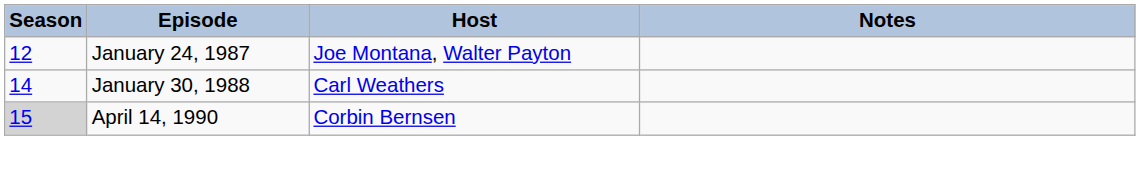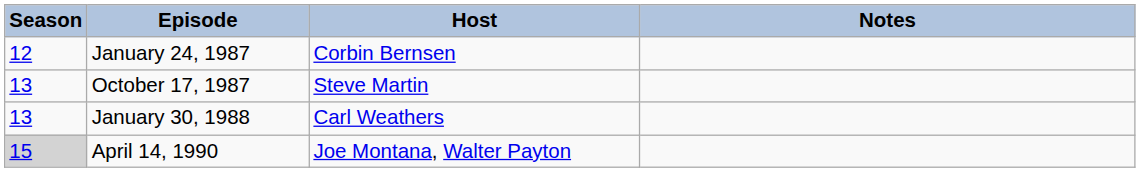(442, 53) Joe Montana, Walter Payton -> (385, 53) Corbin Bernsen
+ row: (171, 85)
(21, 85) 14 -> (21, 118) 13
(385, 118) Corbin Bernsen -> (442, 150) Joe Montana, Walter Payton
